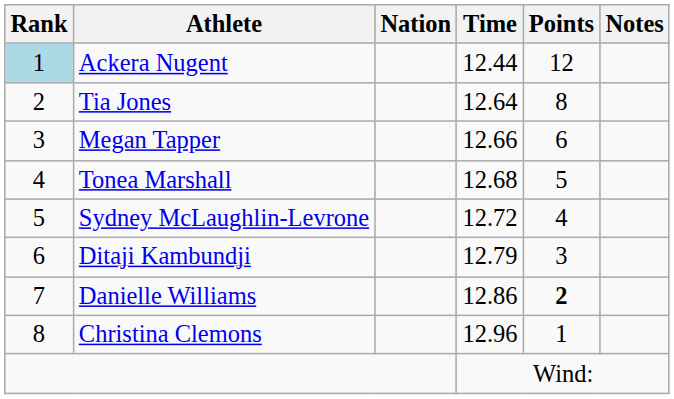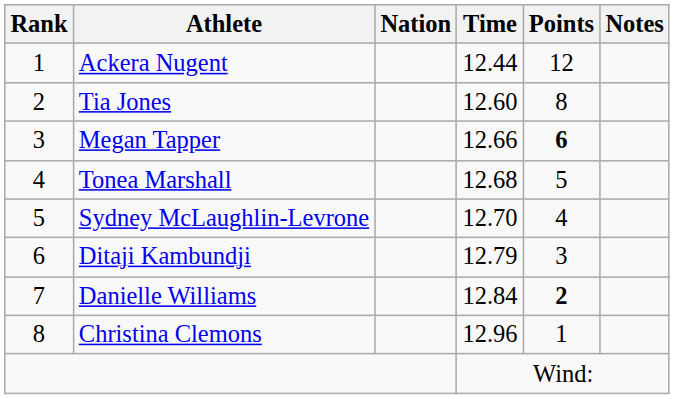(39, 62) lightblue background -> (39, 62) no background
(490, 101) 12.64 -> (490, 101) 12.60
(561, 140) normal -> (561, 140) bold
(490, 218) 12.72 -> (490, 218) 12.70
(490, 295) 12.86 -> (490, 295) 12.84
